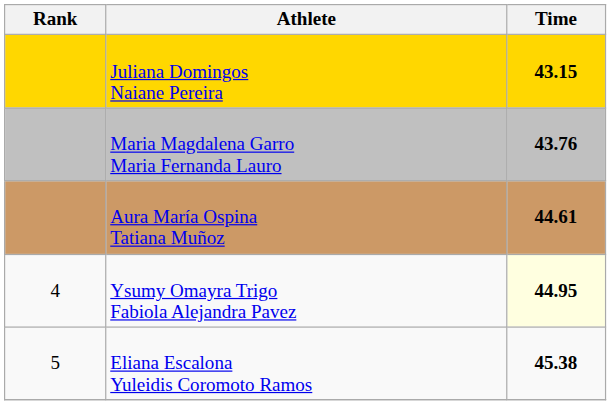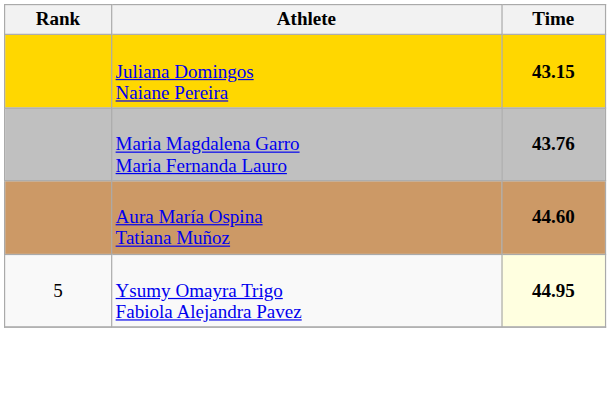(556, 217) 44.61 -> (553, 217) 44.60
(55, 290) 4 -> (58, 290) 5
- row: (211, 374)
